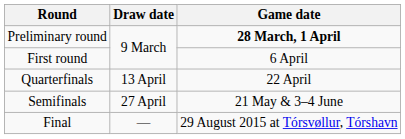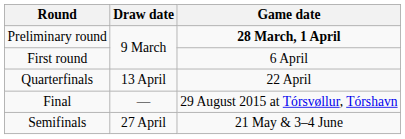rows swapped: (57, 101) <-> (57, 123)
